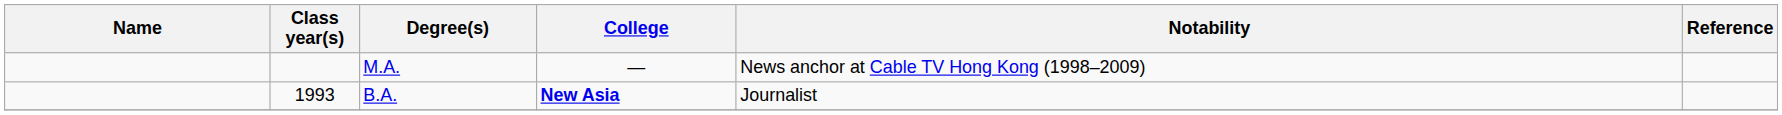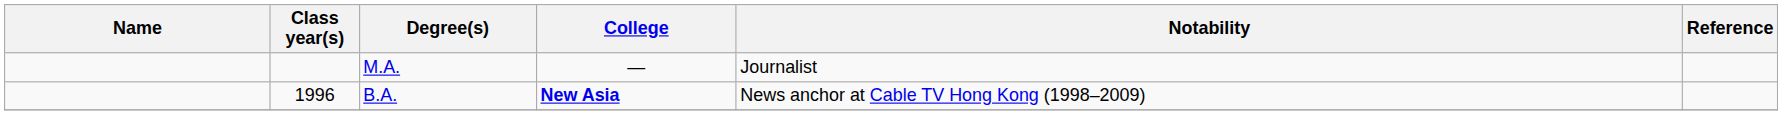(943, 67) News anchor at Cable TV Hong Kong (1998–2009) -> (779, 67) Journalist
(315, 95) 1993 -> (315, 95) 1996
(779, 95) Journalist -> (943, 95) News anchor at Cable TV Hong Kong (1998–2009)
